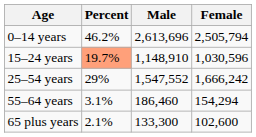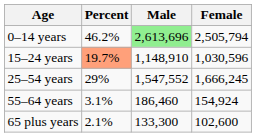(161, 36) no background -> (161, 36) lightgreen background
(221, 79) 1,666,242 -> (221, 79) 1,666,245
(216, 100) 154,294 -> (216, 100) 154,924
